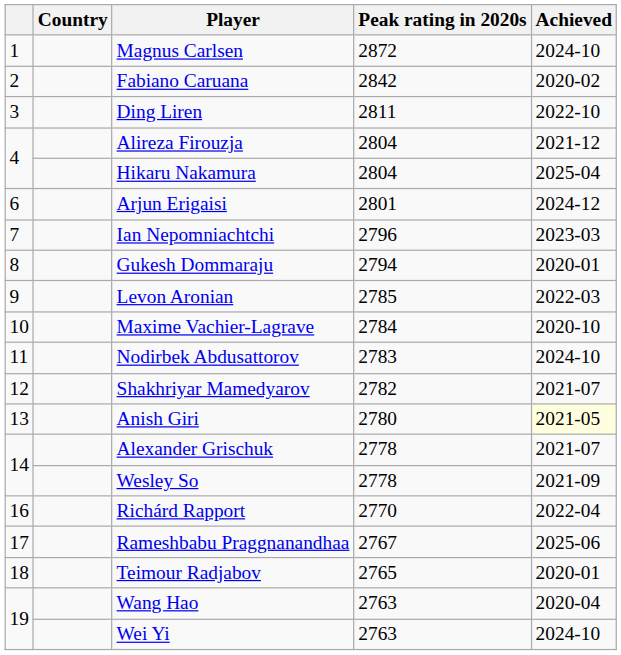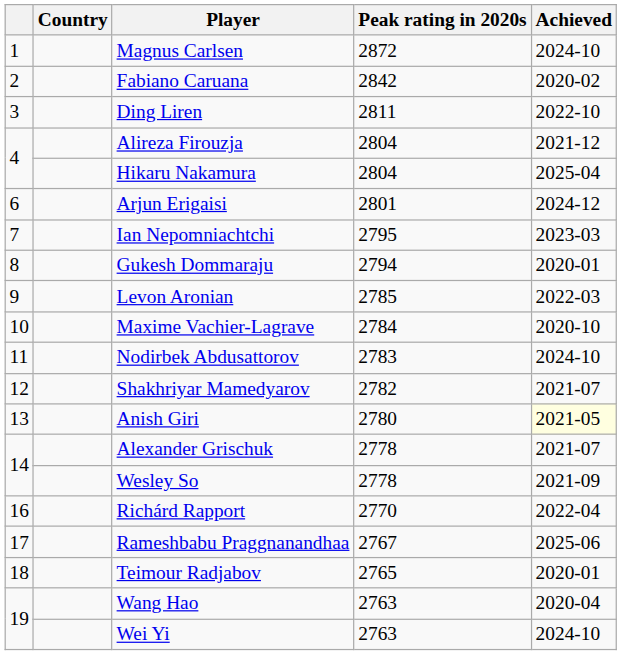(378, 234) 2796 -> (378, 234) 2795
